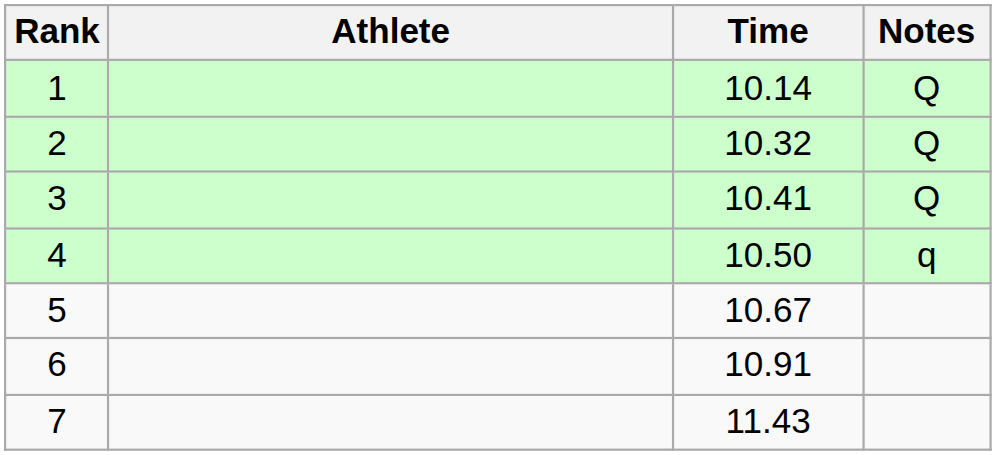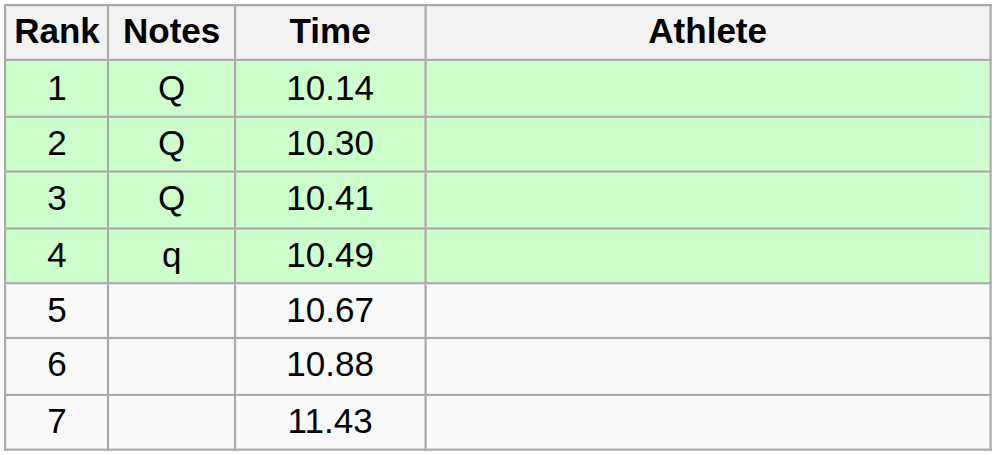columns swapped: (391, 32) <-> (927, 32)
(768, 143) 10.32 -> (330, 143) 10.30
(768, 254) 10.50 -> (330, 254) 10.49
(768, 365) 10.91 -> (330, 365) 10.88
